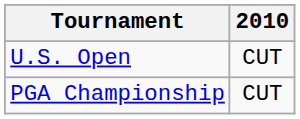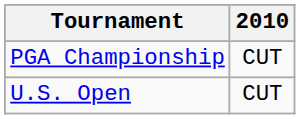rows swapped: (71, 59) <-> (118, 95)
